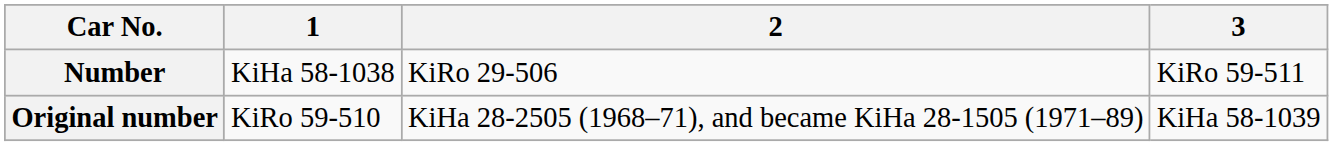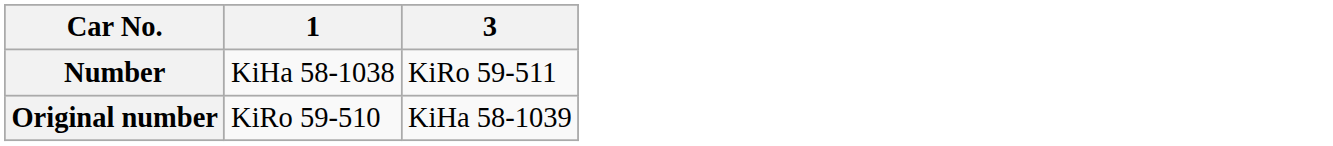- column: (776, 27)
